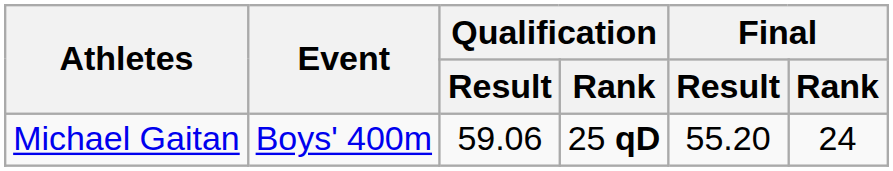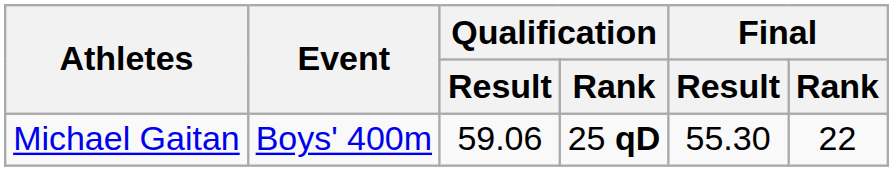(728, 140) 55.20 -> (728, 140) 55.30
(837, 140) 24 -> (837, 140) 22
